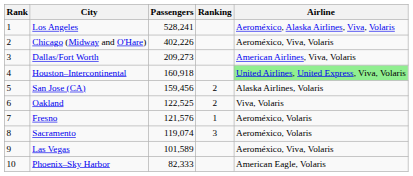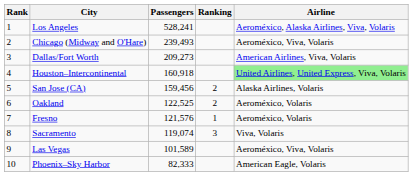(179, 42) 402,226 -> (179, 42) 239,493
(260, 103) Viva, Volaris -> (274, 103) Aeroméxico, Volaris
(274, 134) Aeroméxico, Volaris -> (260, 134) Viva, Volaris
